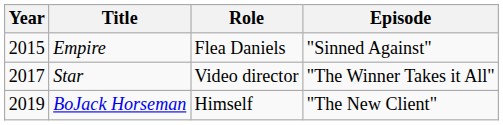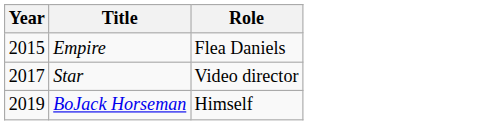- column: (401, 18)
